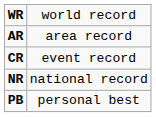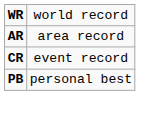- row: (16, 79)
